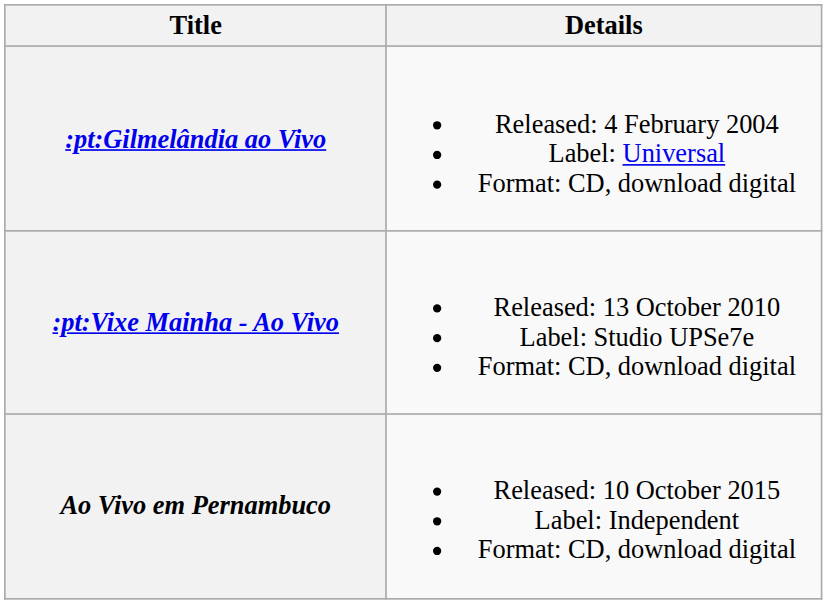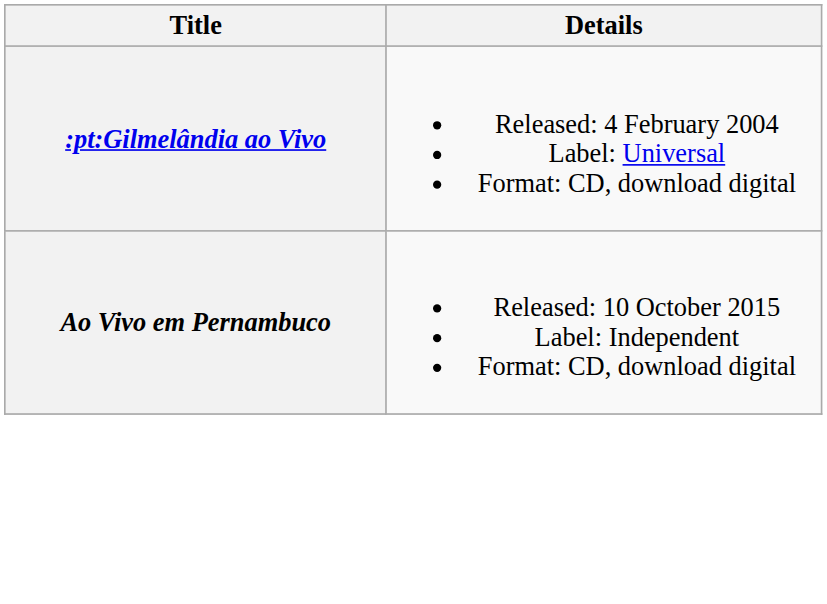- row: (196, 322)
